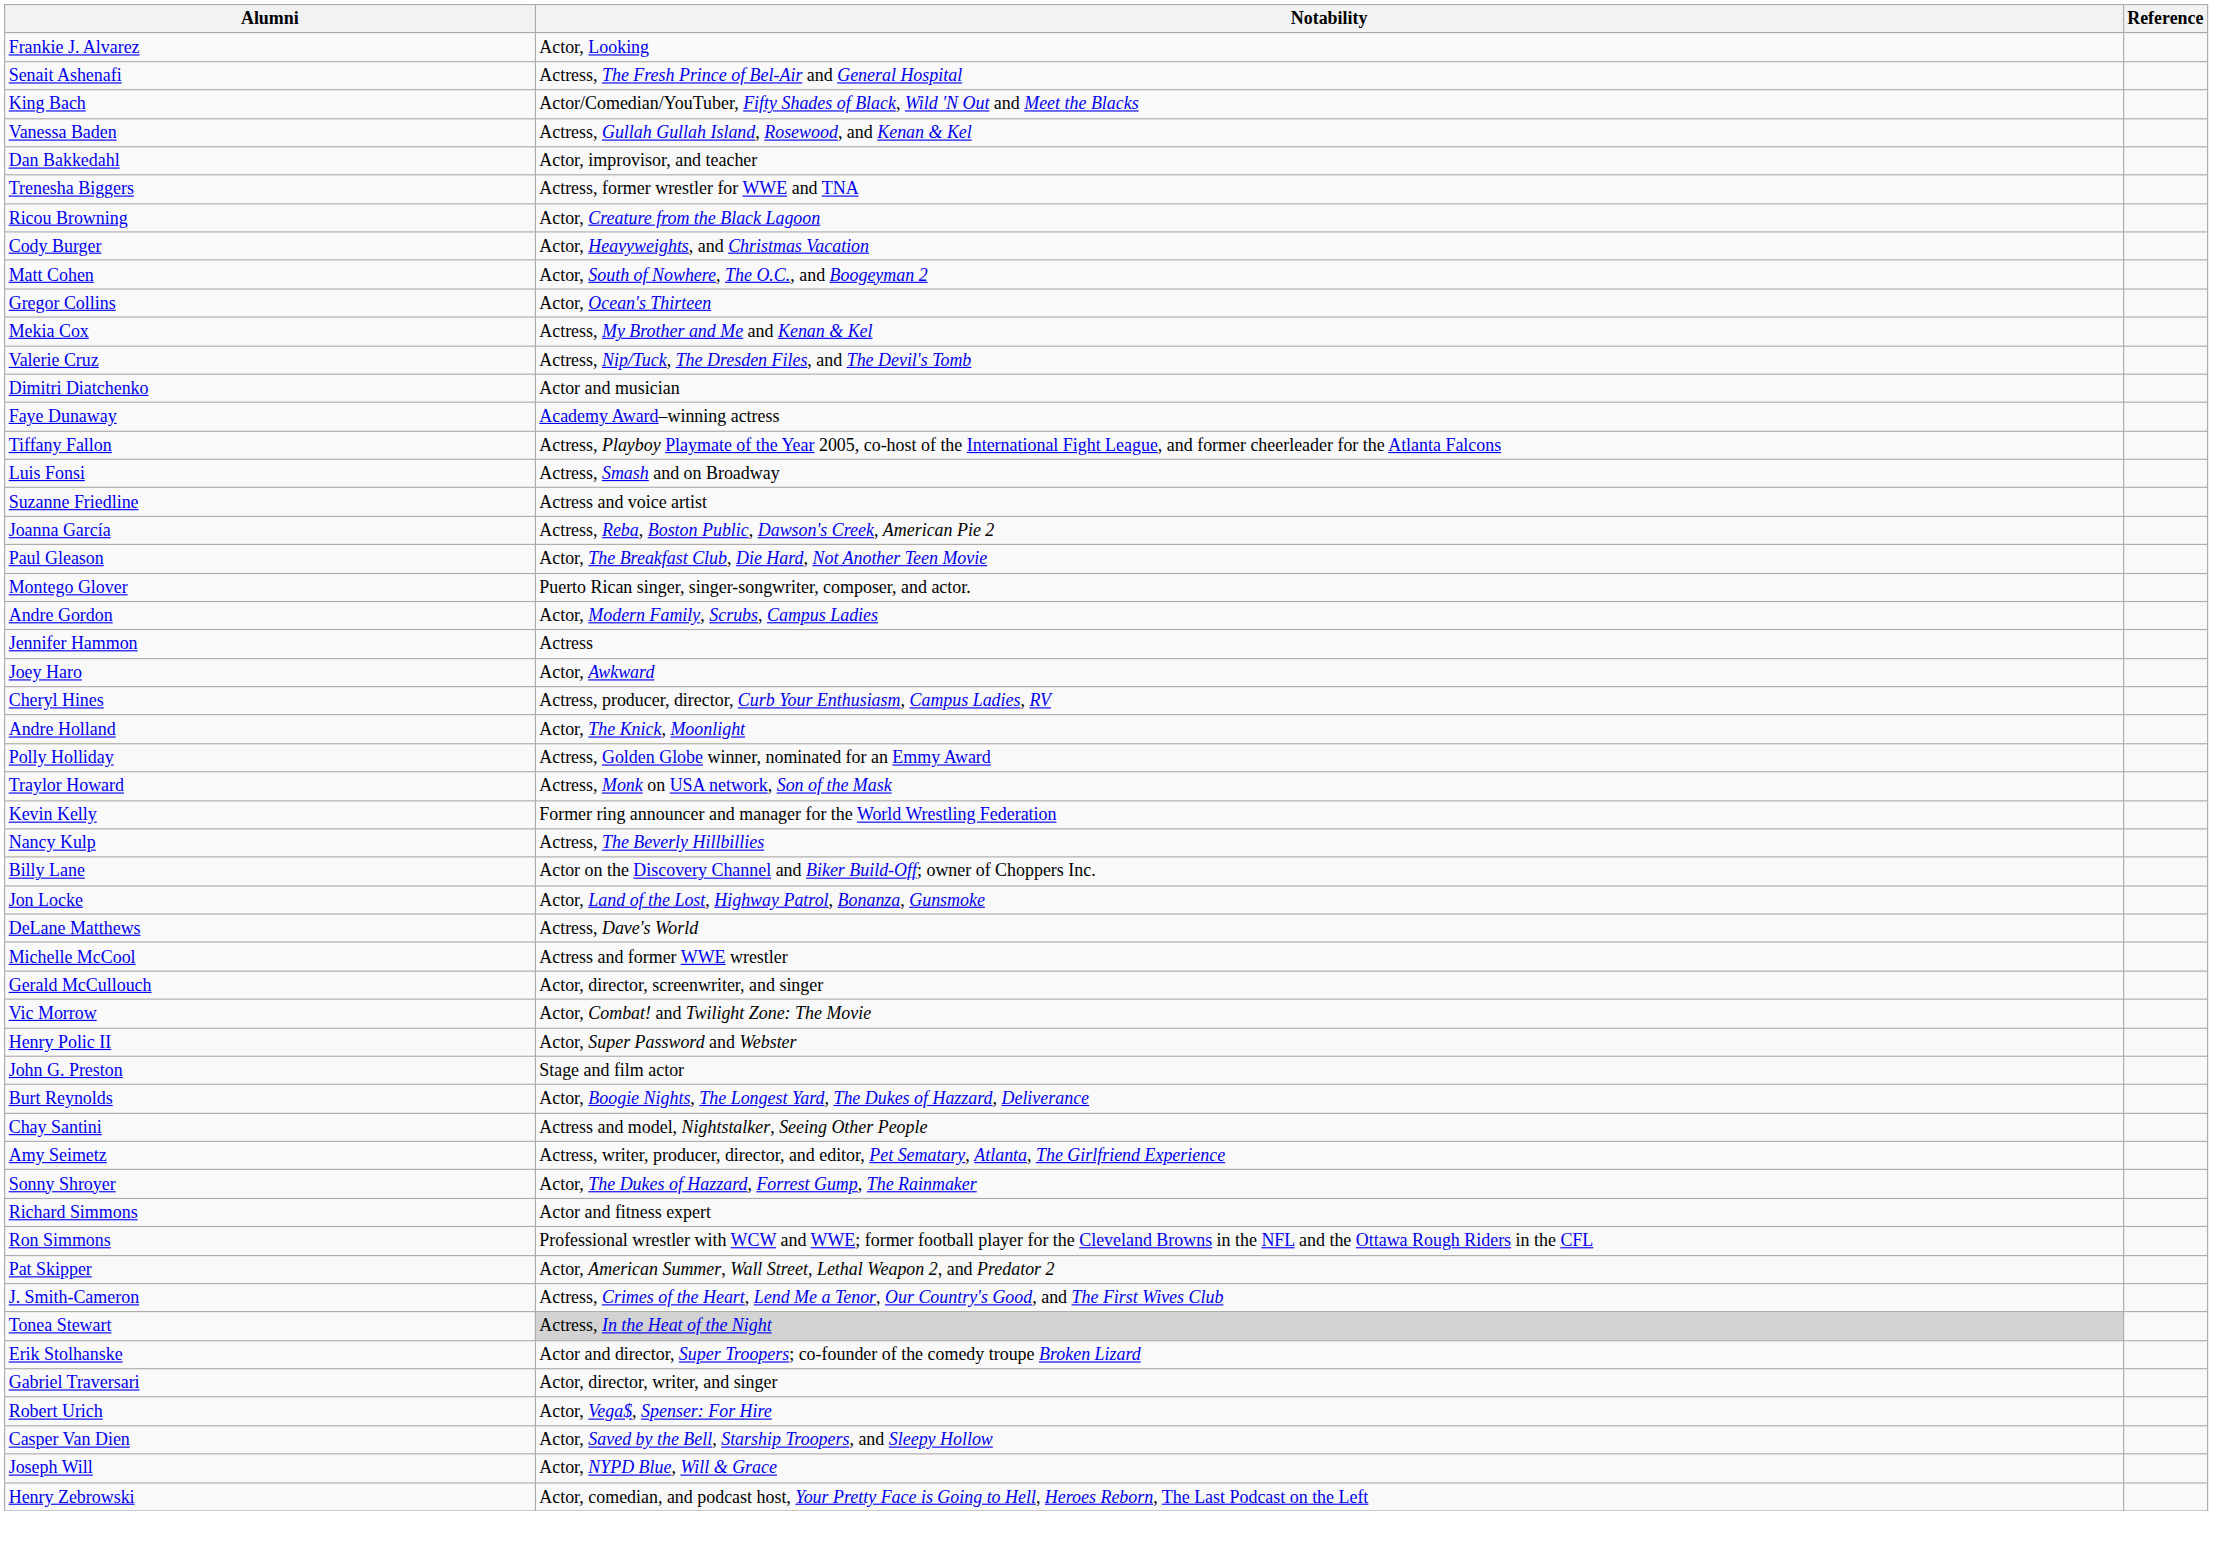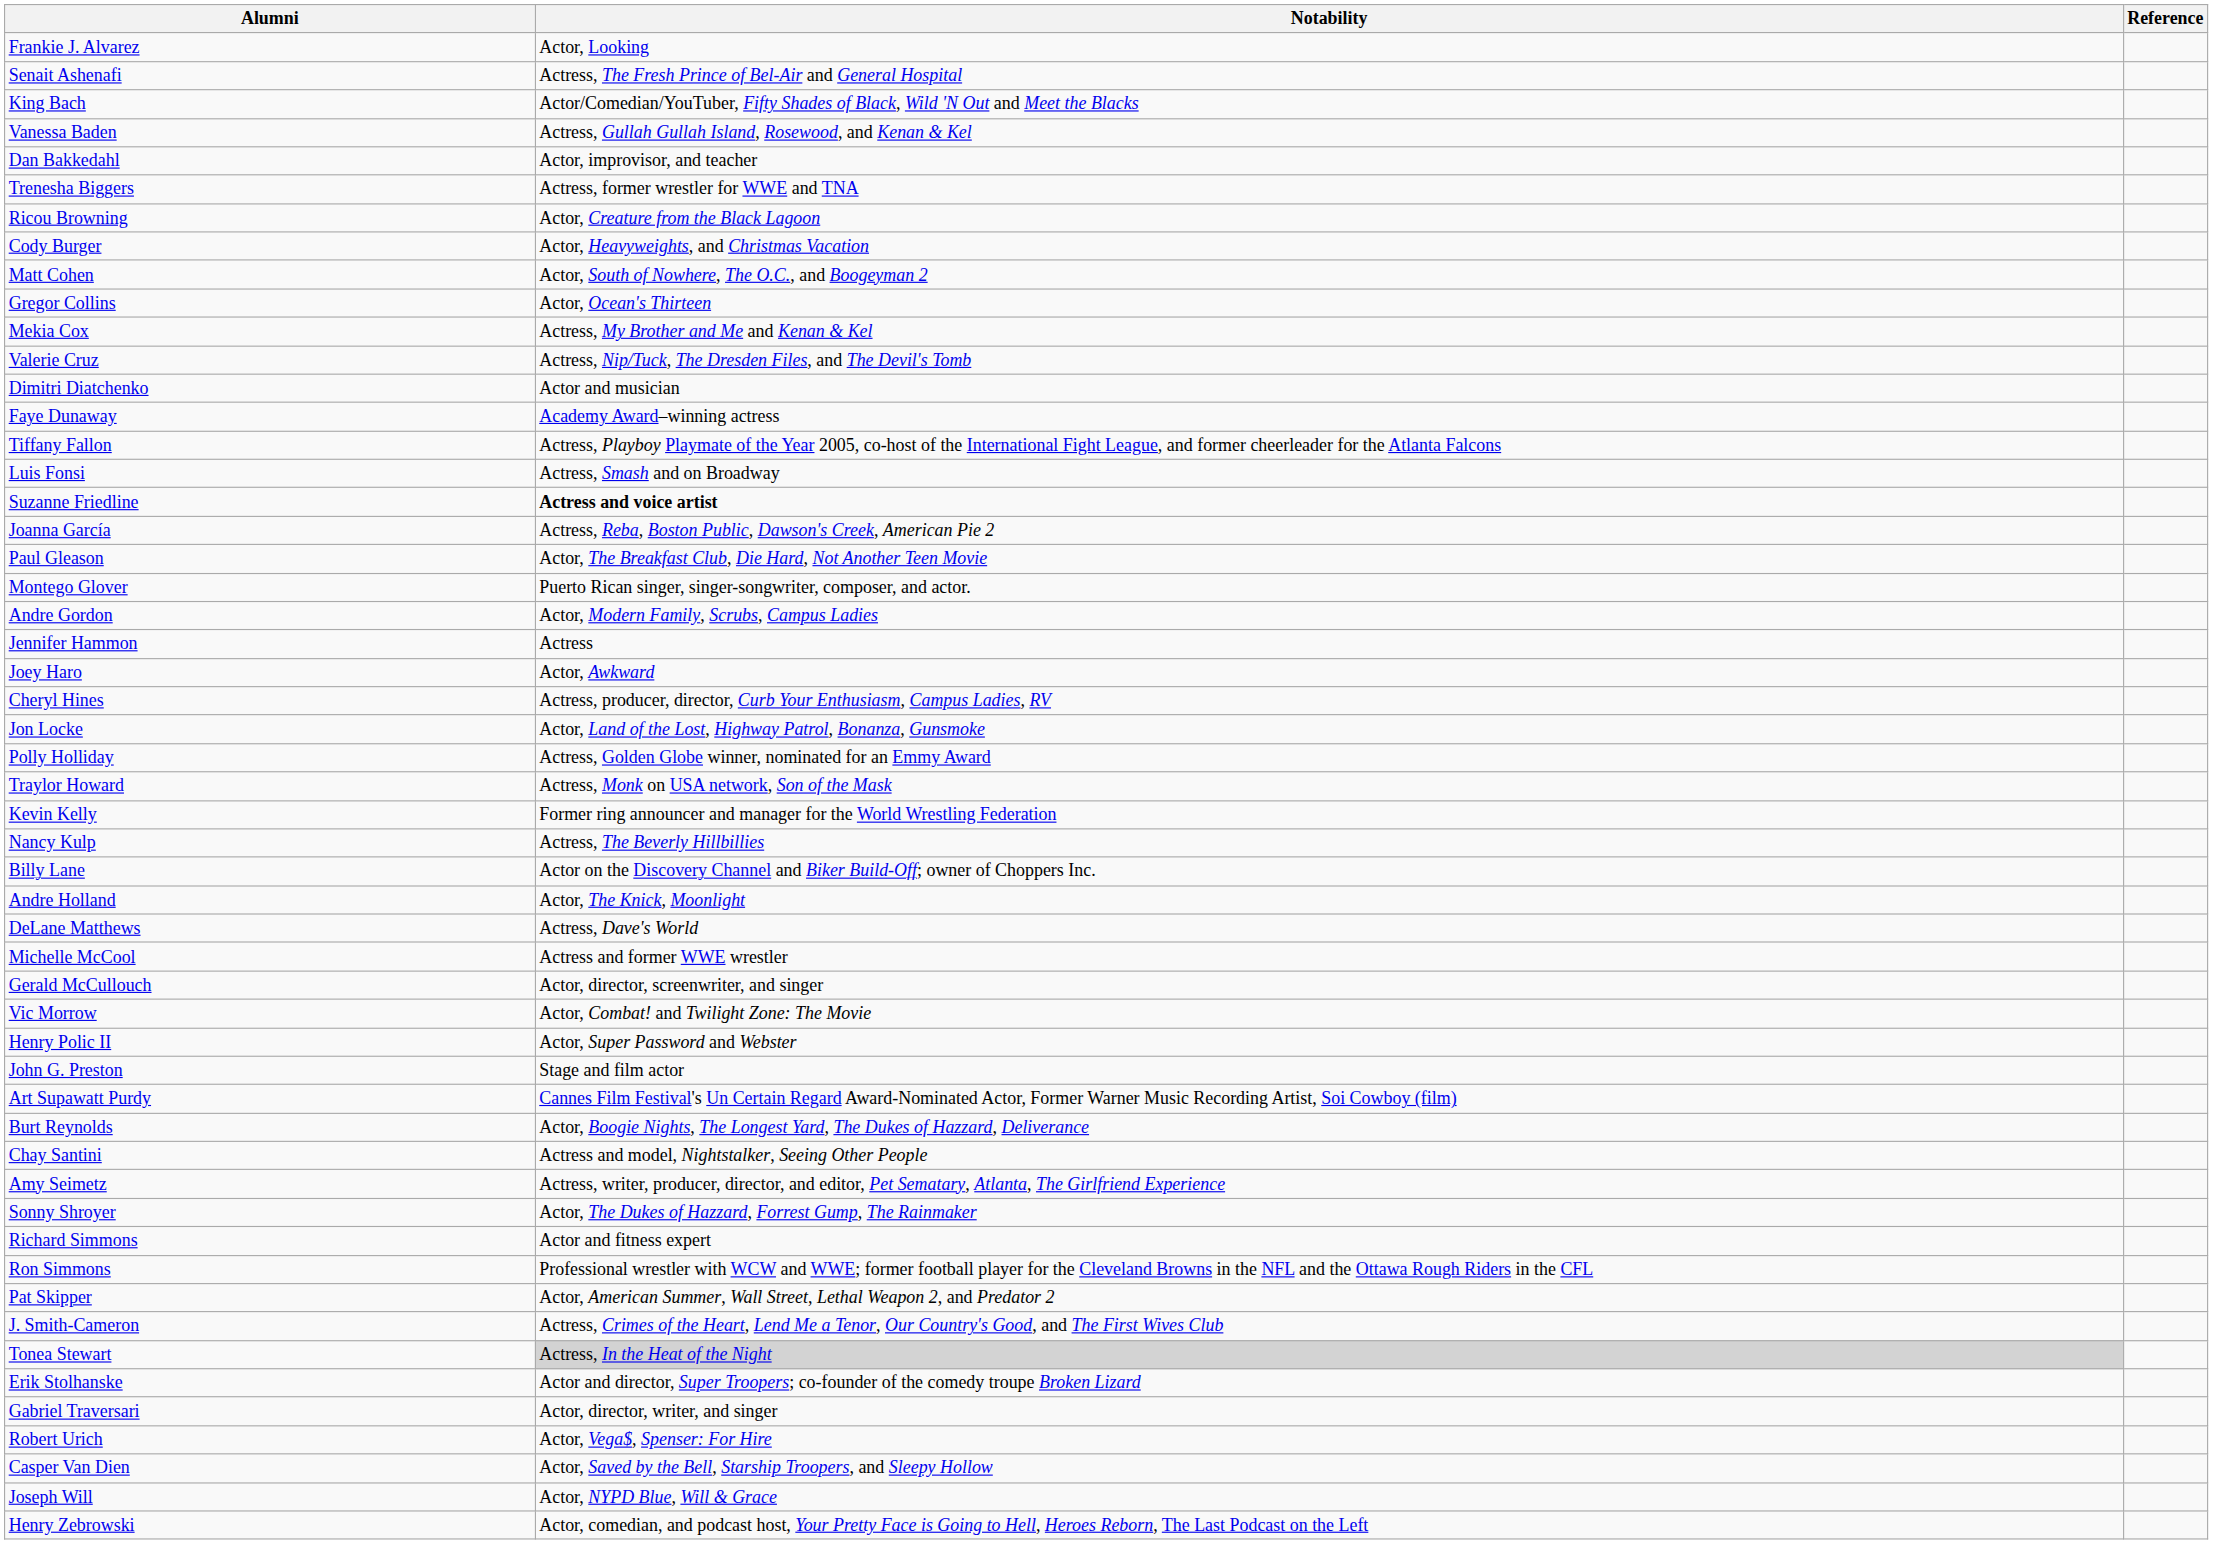(623, 501) normal -> (628, 501) bold
rows swapped: (62, 729) <-> (46, 899)
+ row: (80, 1098)
